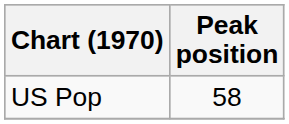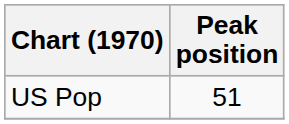(227, 97) 58 -> (227, 97) 51
